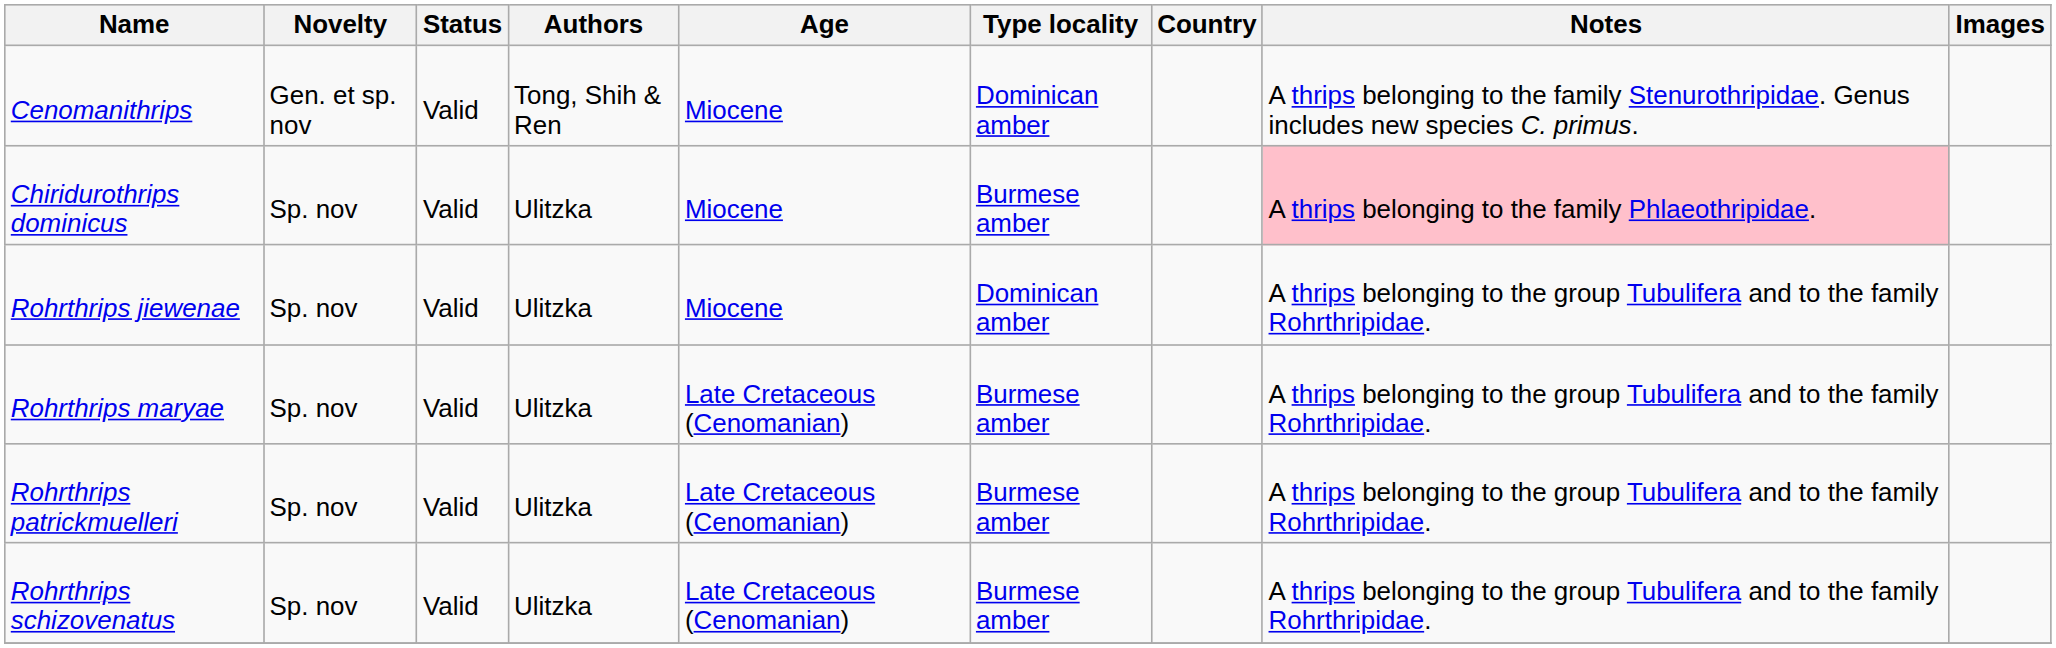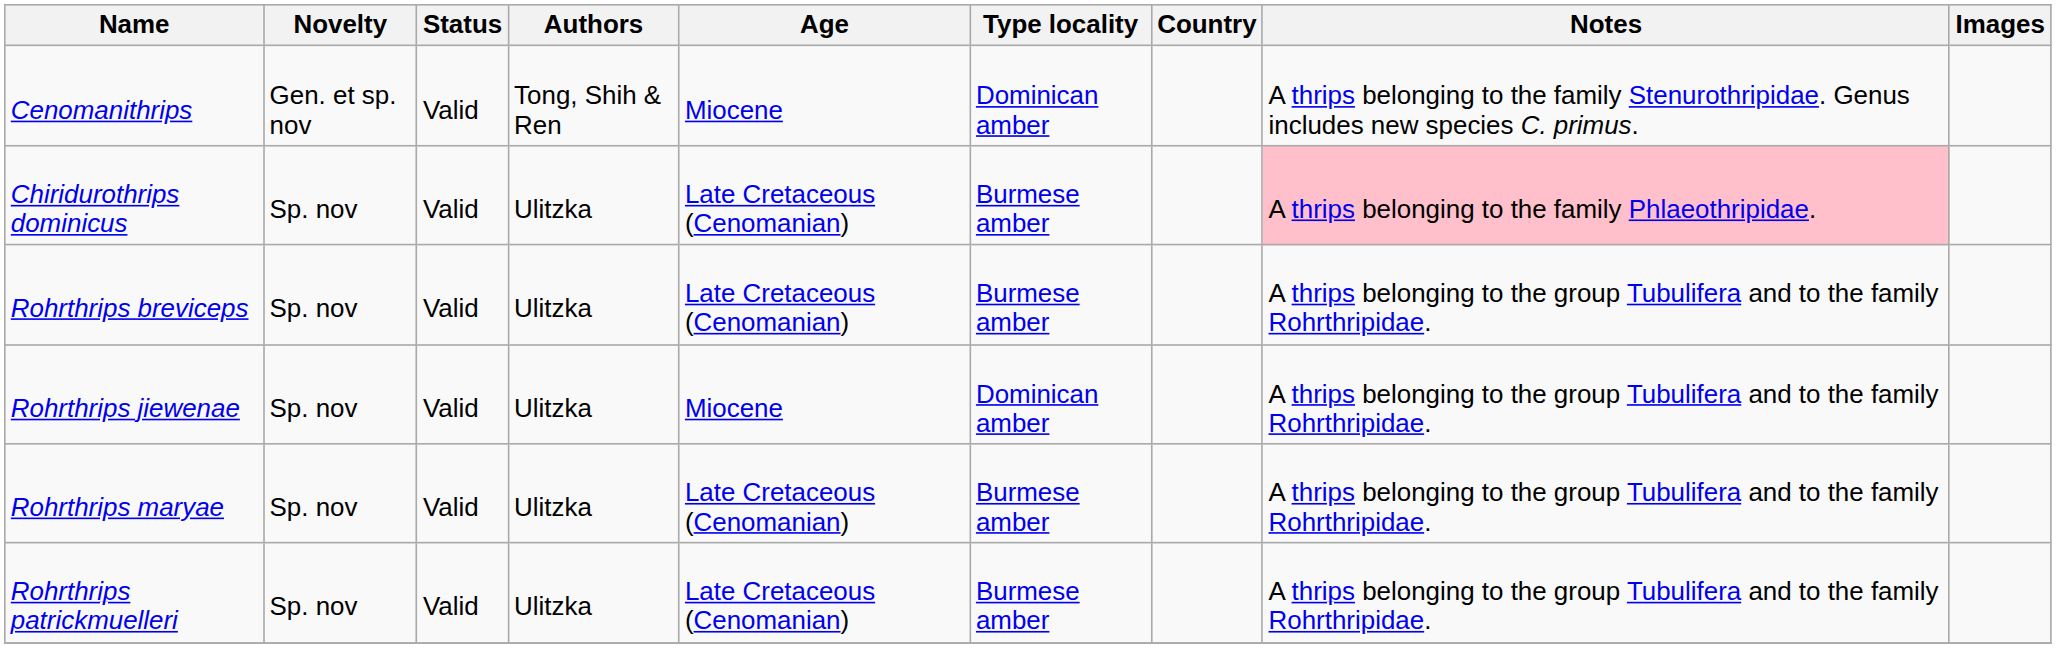(734, 209) Miocene -> (780, 209) Late Cretaceous (Cenomanian)
+ row: (130, 308)
- row: (93, 607)
